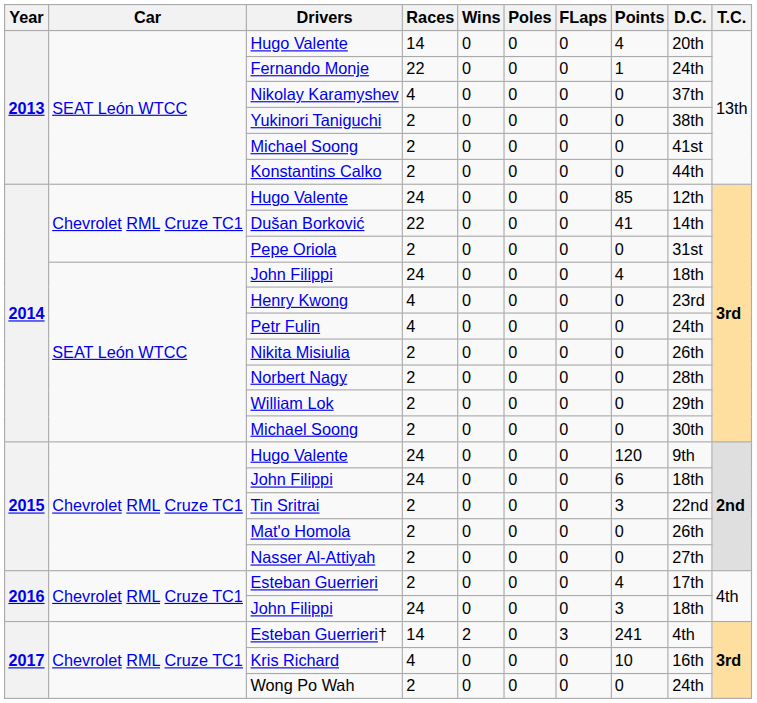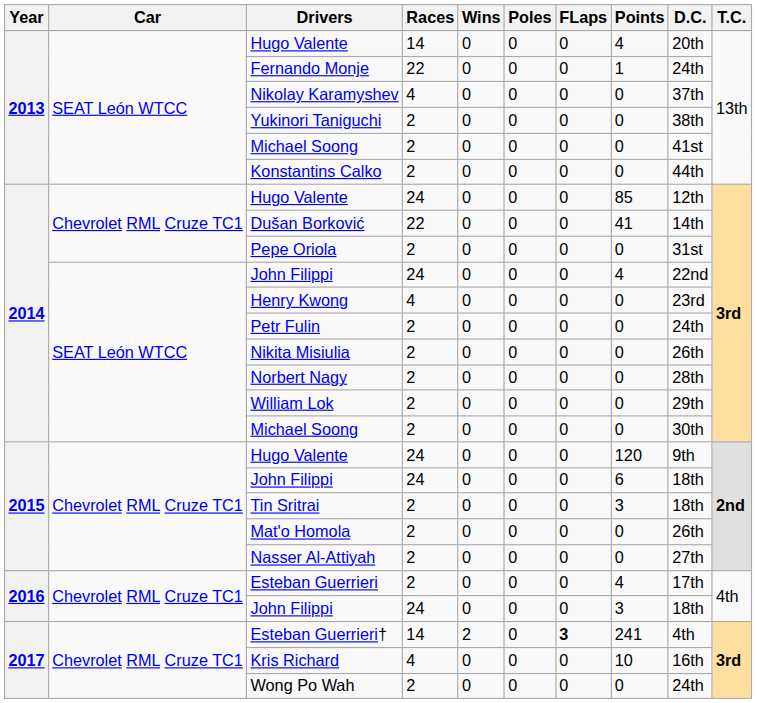(688, 275) 18th -> (690, 275) 22nd
(411, 326) 4 -> (411, 326) 2
(690, 506) 22nd -> (688, 506) 18th
(564, 635) normal -> (564, 635) bold
